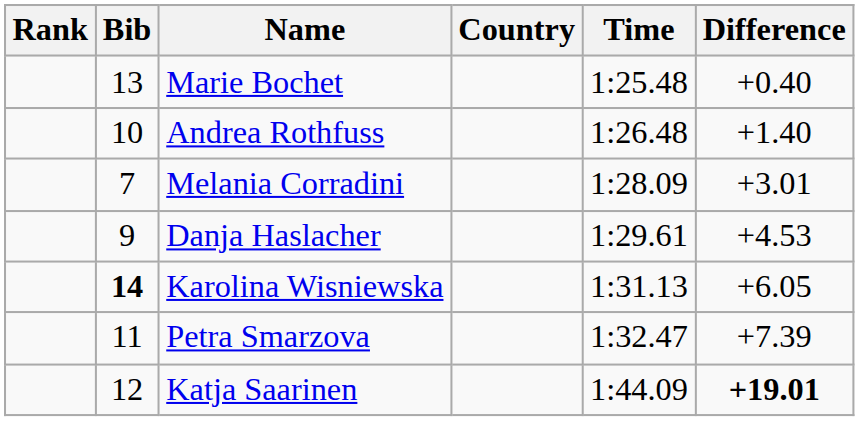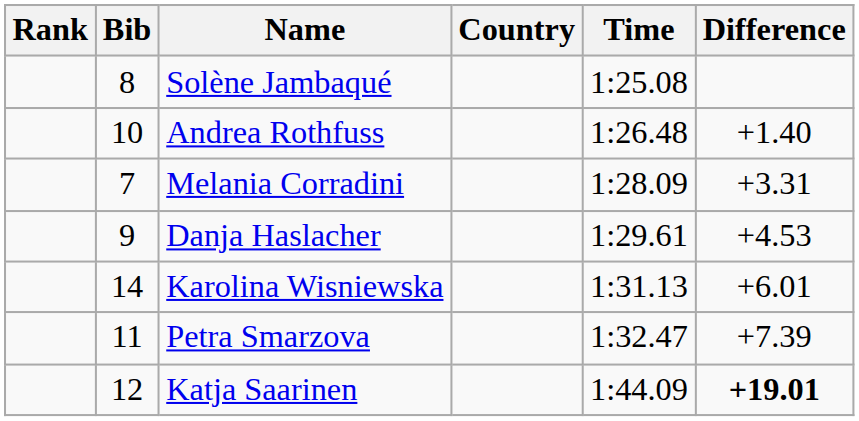+ row: (279, 81)
- row: (255, 81)
(774, 183) +3.01 -> (774, 183) +3.31
(127, 286) bold -> (127, 286) normal
(774, 286) +6.05 -> (774, 286) +6.01
